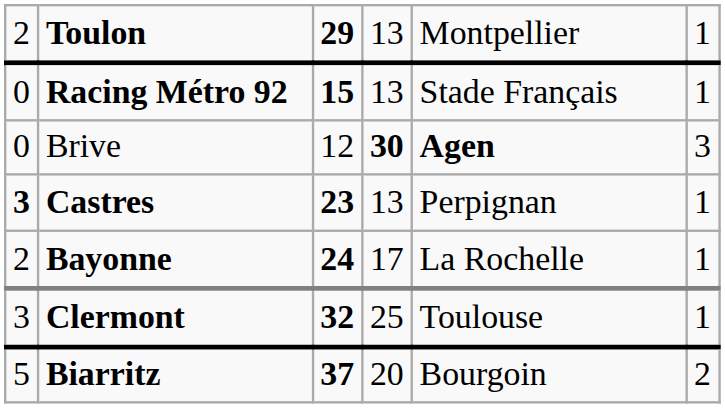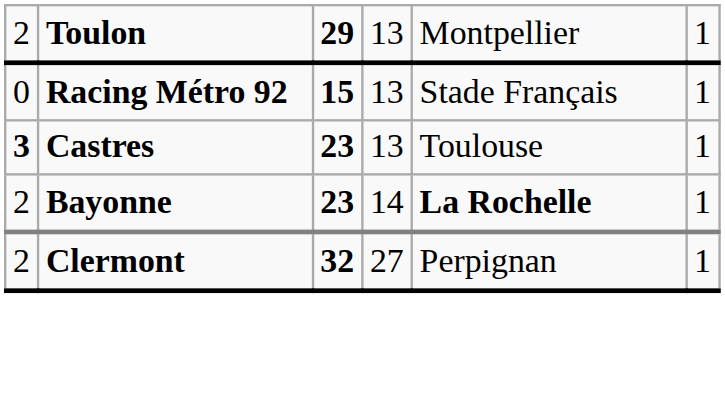- row: (83, 146)
(488, 202) Perpignan -> (481, 146) Toulouse
(337, 258) 24 -> (337, 202) 23
(387, 258) 17 -> (387, 202) 14
(502, 258) normal -> (506, 202) bold
(22, 316) 3 -> (22, 260) 2
(387, 316) 25 -> (387, 260) 27
(481, 316) Toulouse -> (488, 260) Perpignan
- row: (103, 374)
